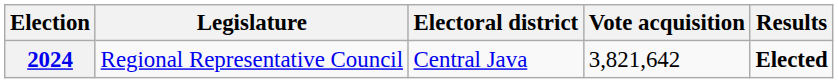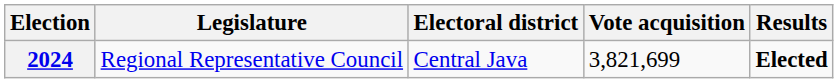(634, 58) 3,821,642 -> (634, 58) 3,821,699
